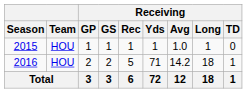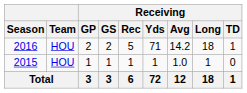rows swapped: (26, 46) <-> (26, 63)
